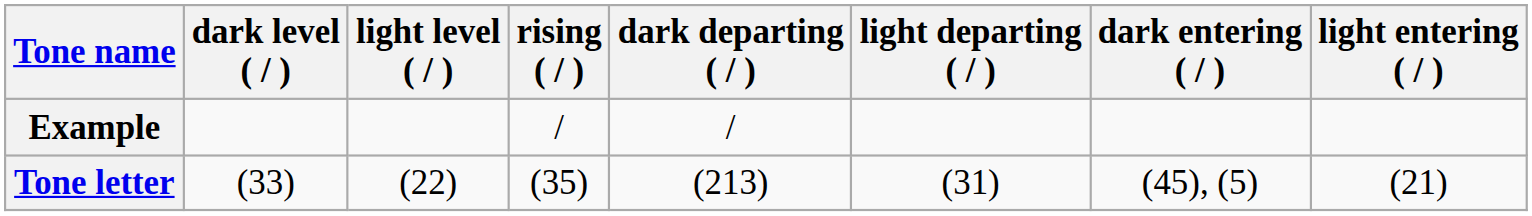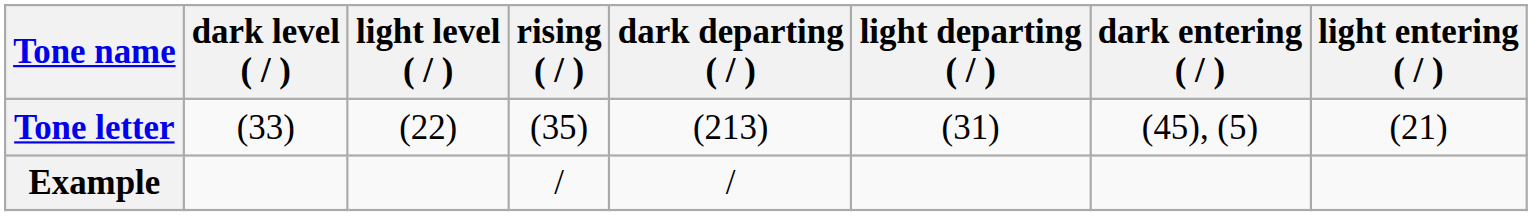rows swapped: (94, 126) <-> (94, 182)
